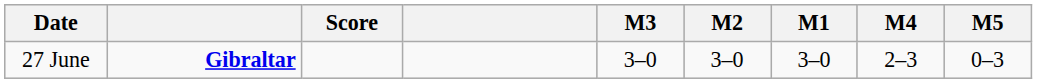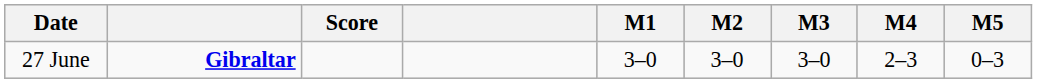columns swapped: (814, 23) <-> (640, 23)
